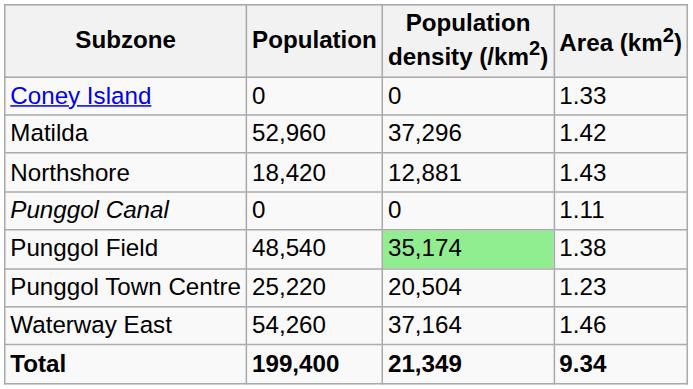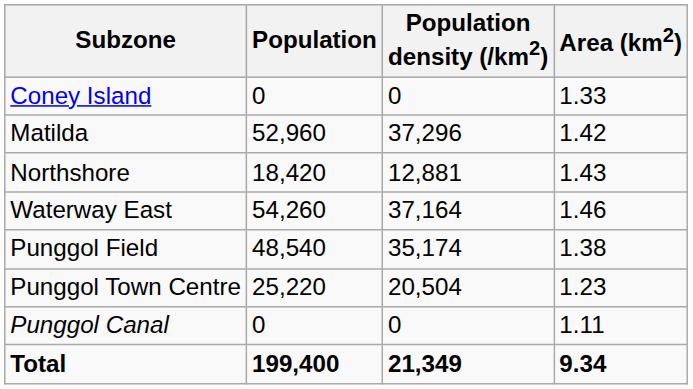rows swapped: (90, 210) <-> (91, 325)
(425, 248) lightgreen background -> (425, 248) no background
